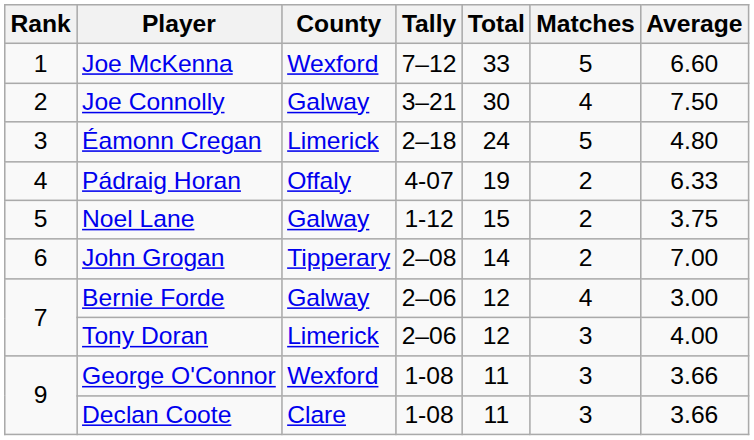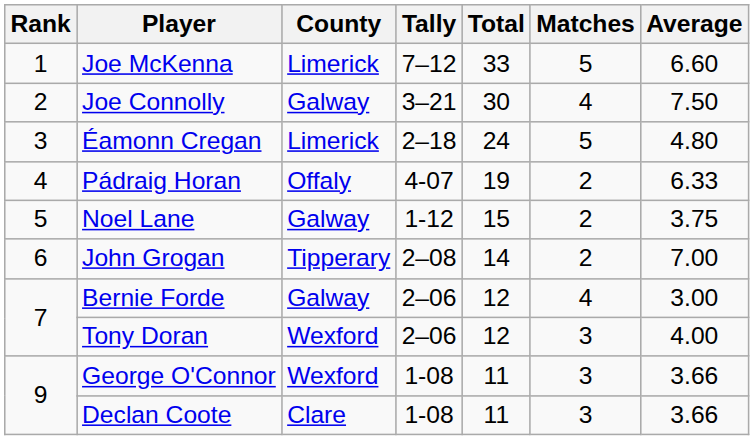(333, 63) Wexford -> (333, 63) Limerick
(333, 336) Limerick -> (333, 336) Wexford
